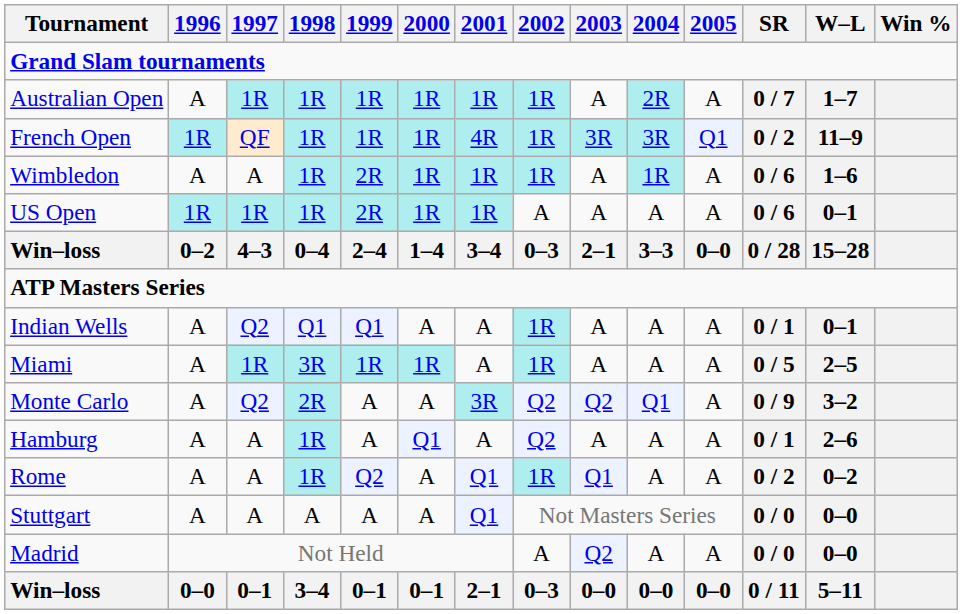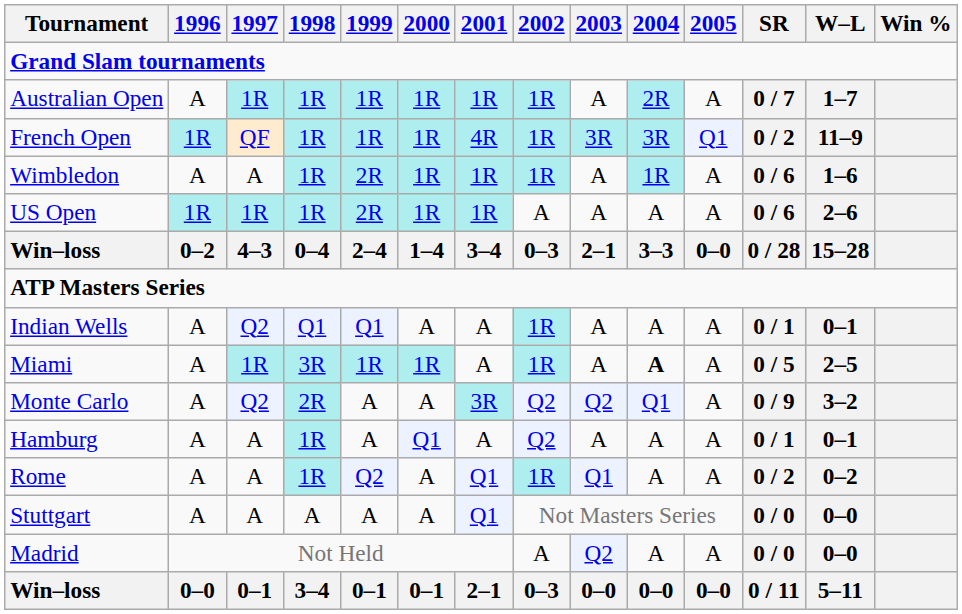(840, 211) 0–1 -> (840, 211) 2–6
(656, 362) normal -> (656, 362) bold
(840, 438) 2–6 -> (840, 438) 0–1
